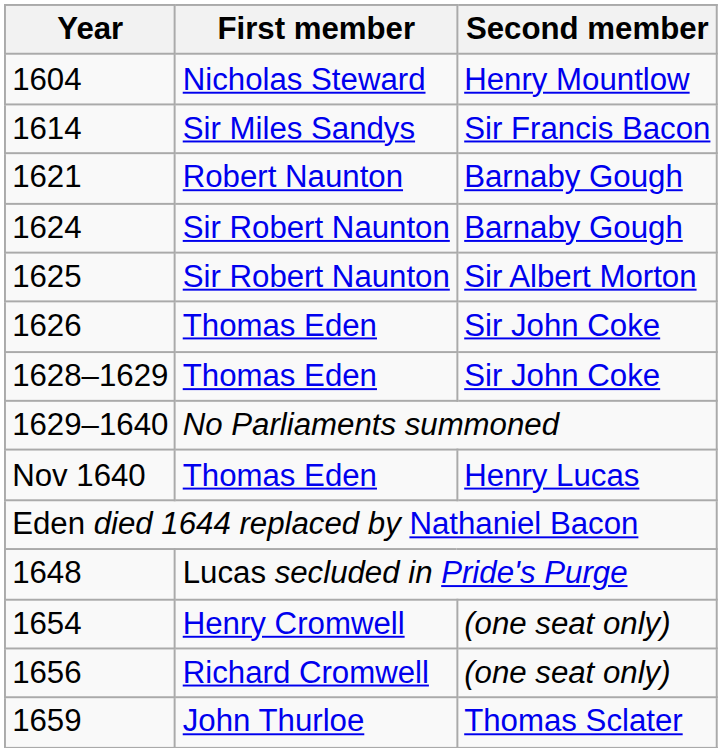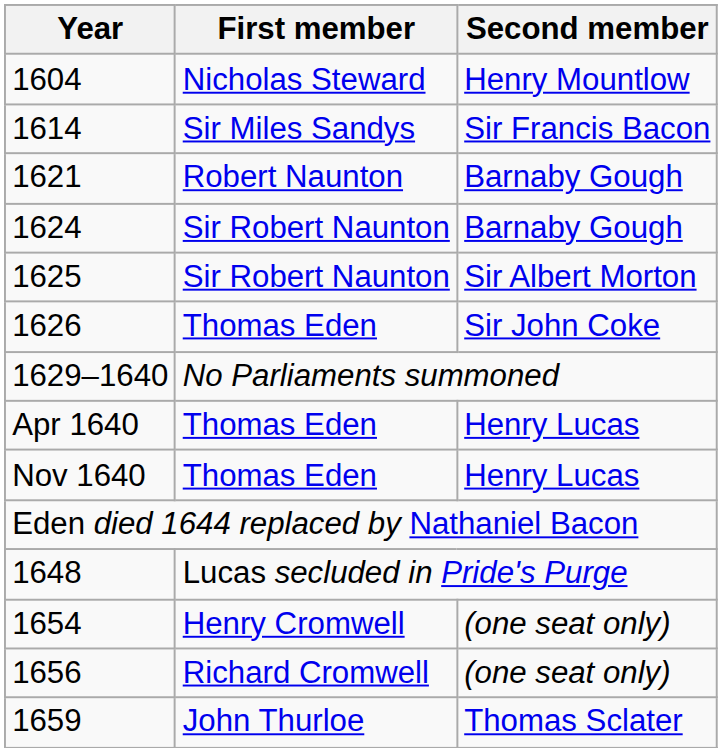- row: (90, 375)
+ row: (75, 425)
